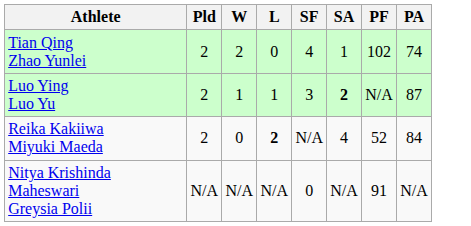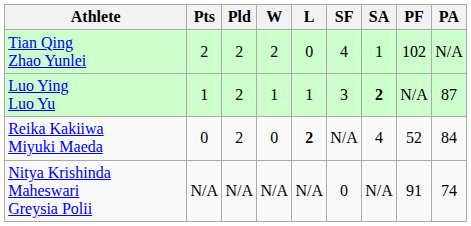+ column: (204, 17)
(414, 51) 74 -> (449, 51) N/A
(414, 190) N/A -> (449, 190) 74
